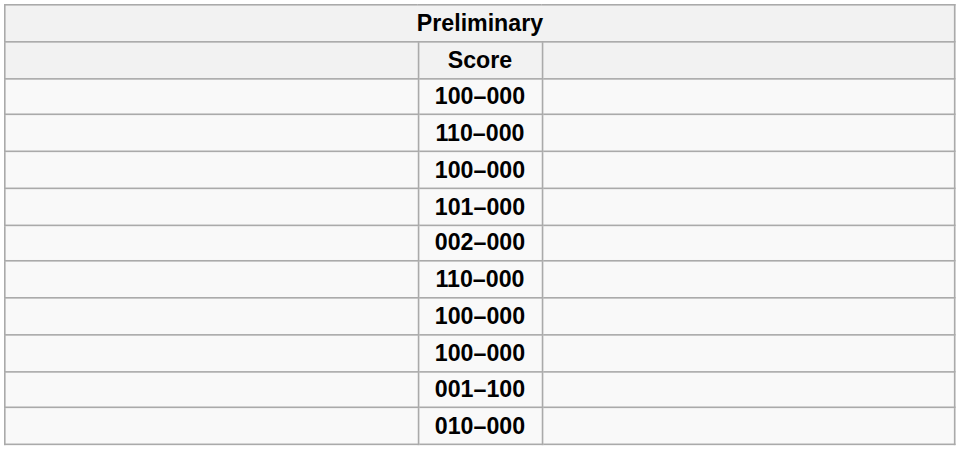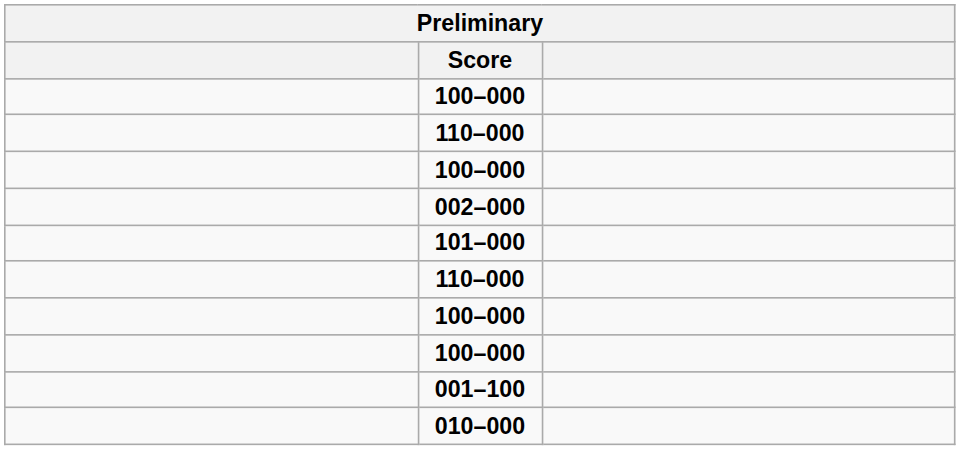rows swapped: (211, 207) <-> (211, 243)
